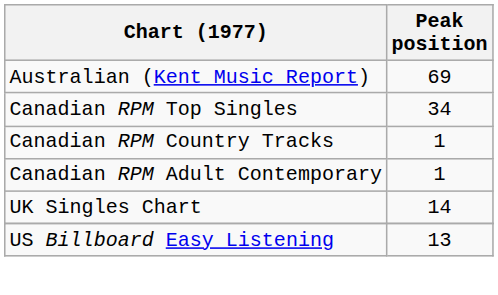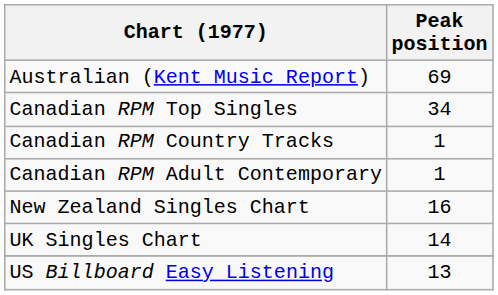+ row: (160, 207)
